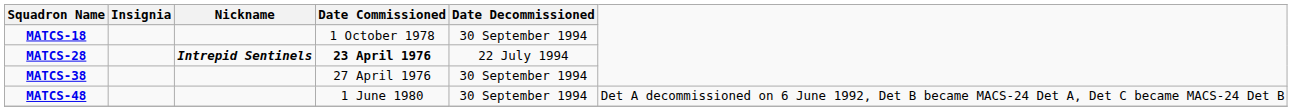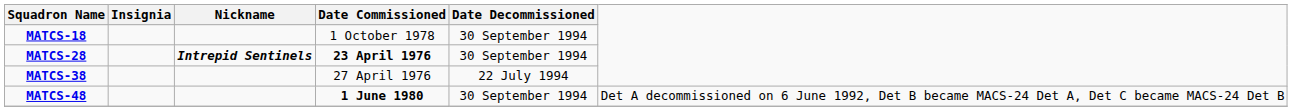(523, 55) 22 July 1994 -> (523, 55) 30 September 1994
(523, 76) 30 September 1994 -> (523, 76) 22 July 1994
(382, 96) normal -> (382, 96) bold
